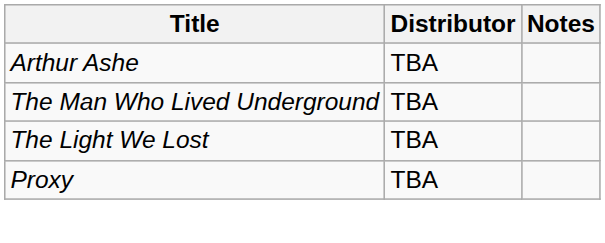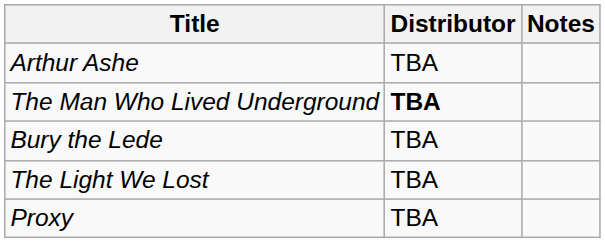(414, 101) normal -> (416, 101) bold
+ row: (87, 140)
